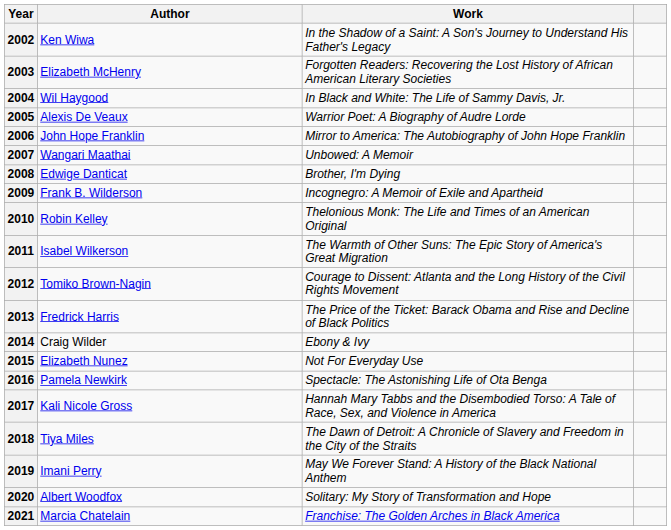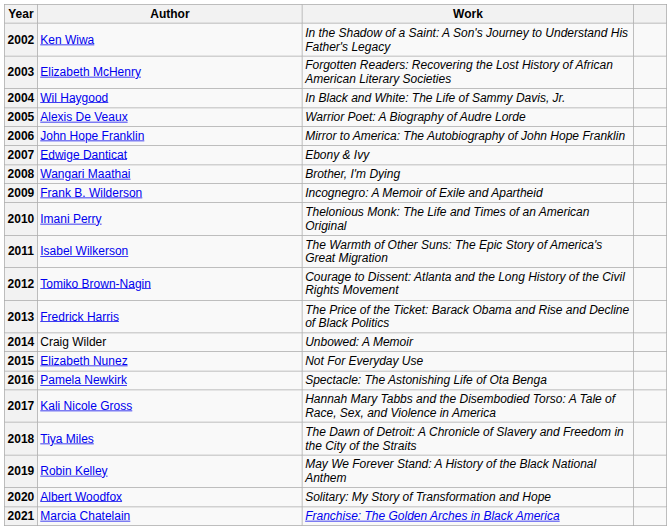(85, 155) Wangari Maathai -> (84, 155) Edwige Danticat
(359, 155) Unbowed: A Memoir -> (337, 155) Ebony & Ivy
(84, 174) Edwige Danticat -> (85, 174) Wangari Maathai
(74, 219) Robin Kelley -> (71, 219) Imani Perry
(337, 342) Ebony & Ivy -> (359, 342) Unbowed: A Memoir
(71, 471) Imani Perry -> (74, 471) Robin Kelley
